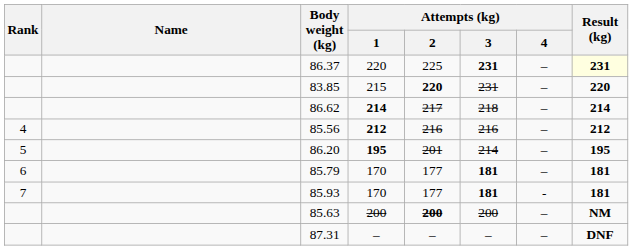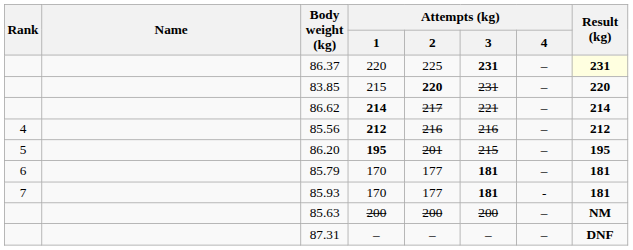(488, 108) 218 -> (488, 108) 221
(488, 150) 214 -> (488, 150) 215
(432, 213) bold -> (432, 213) normal
